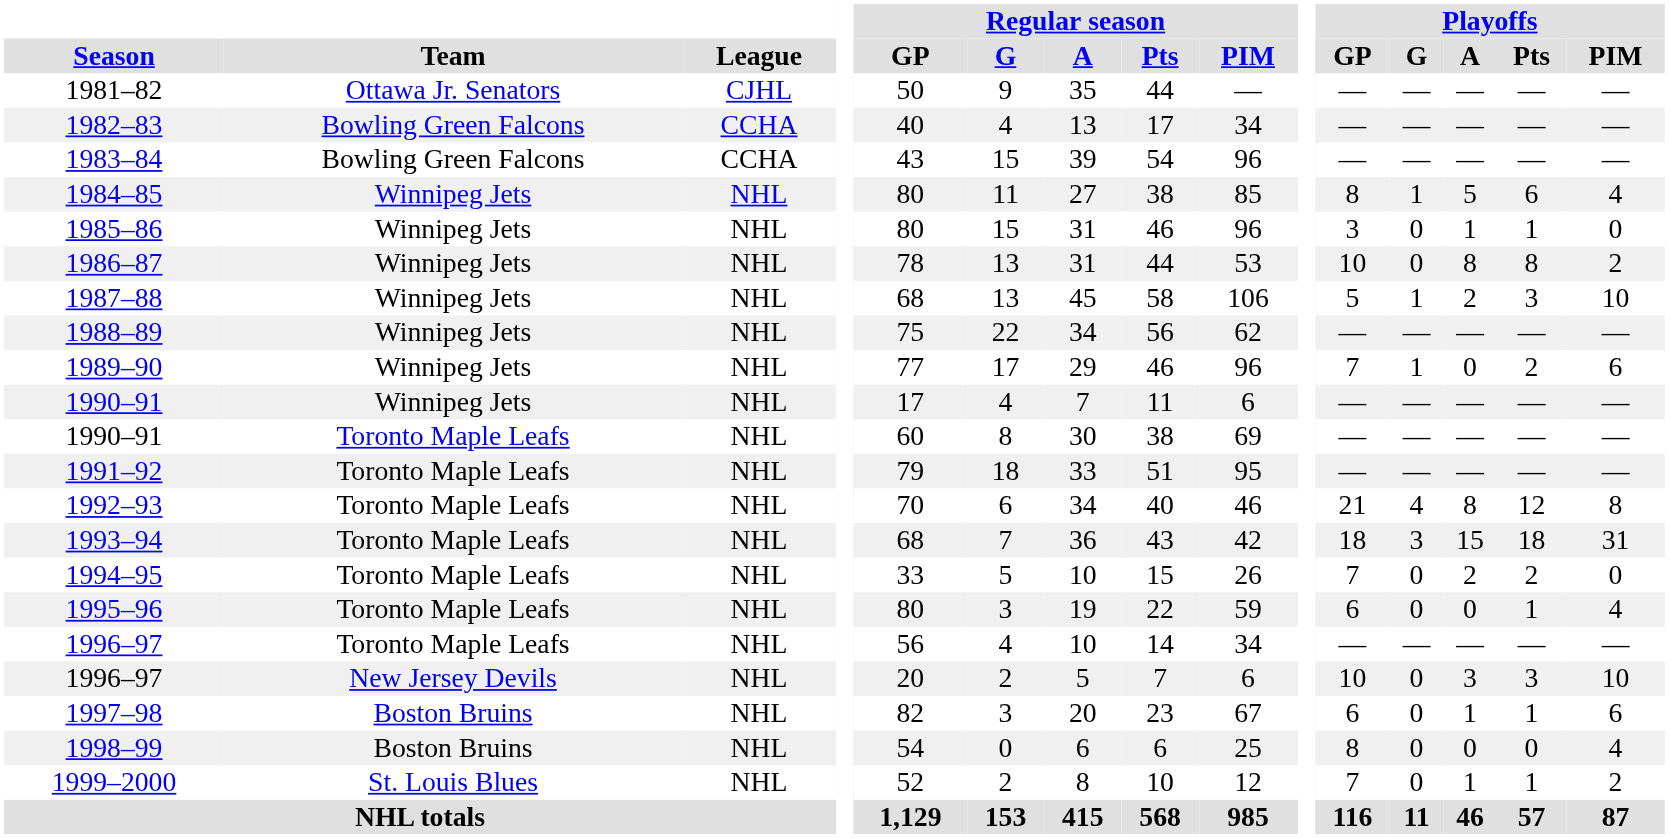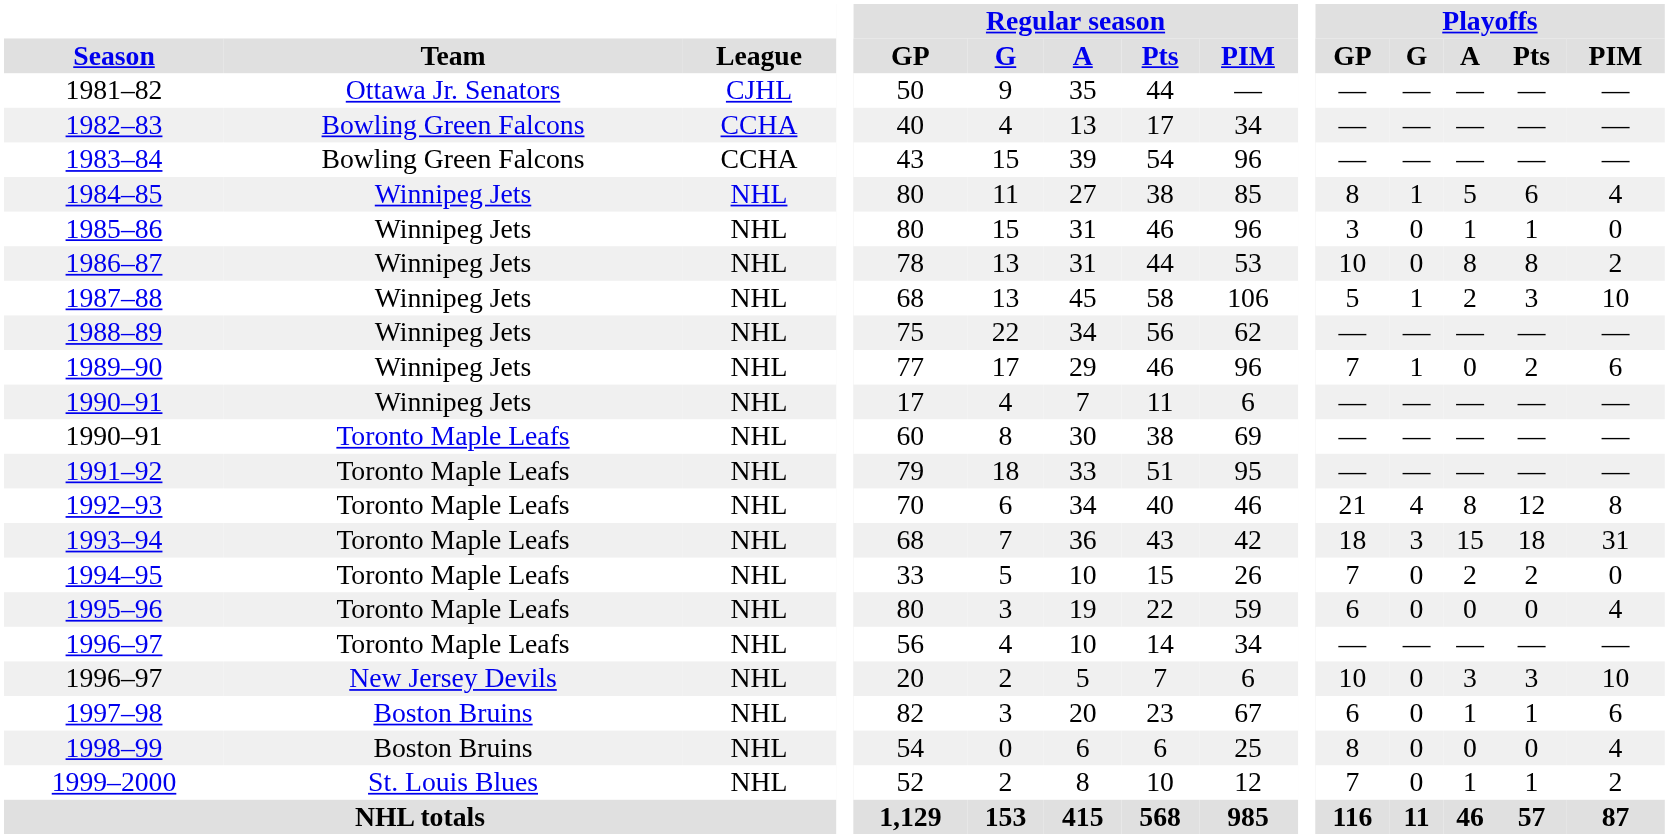(1531, 609) 1 -> (1531, 609) 0
